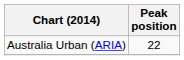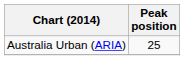(154, 45) 22 -> (154, 45) 25
